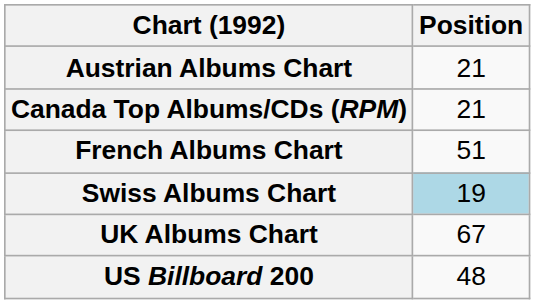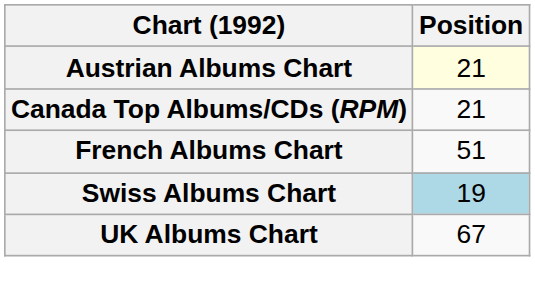(471, 67) no background -> (471, 67) lightyellow background
- row: (209, 276)
